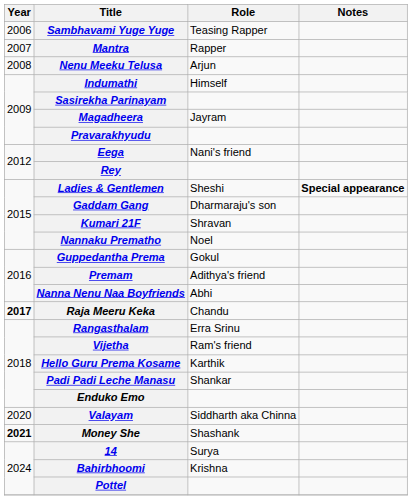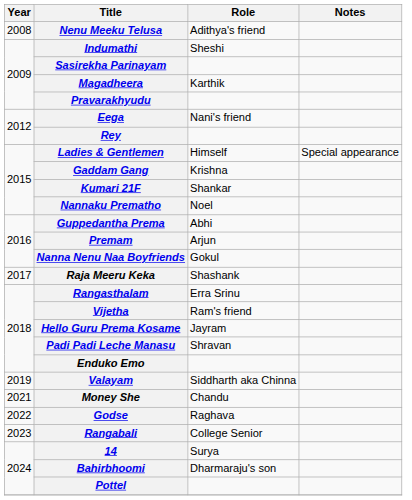- row: (111, 30)
- row: (111, 48)
(203, 65) Arjun -> (228, 30) Adithya's friend
(208, 83) Himself -> (207, 48) Sheshi
(208, 118) Jayram -> (207, 83) Karthik
(207, 188) Sheshi -> (208, 153) Himself
(353, 188) bold -> (350, 153) normal
(233, 205) Dharmaraju's son -> (209, 170) Krishna
(211, 223) Shravan -> (211, 188) Shankar
(205, 258) Gokul -> (201, 223) Abhi
(228, 275) Adithya's friend -> (203, 240) Arjun
(201, 293) Abhi -> (205, 258) Gokul
(19, 310) bold -> (19, 275) normal
(209, 310) Chandu -> (215, 275) Shashank
(207, 363) Karthik -> (208, 328) Jayram
(211, 380) Shankar -> (211, 345) Shravan
(19, 415) 2020 -> (19, 380) 2019
(19, 433) bold -> (19, 398) normal
(215, 433) Shashank -> (209, 398) Chandu
+ row: (111, 415)
+ row: (111, 433)
(209, 468) Krishna -> (233, 468) Dharmaraju's son
